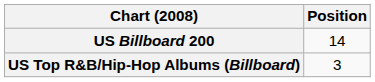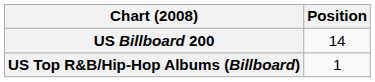(337, 64) 3 -> (337, 64) 1
